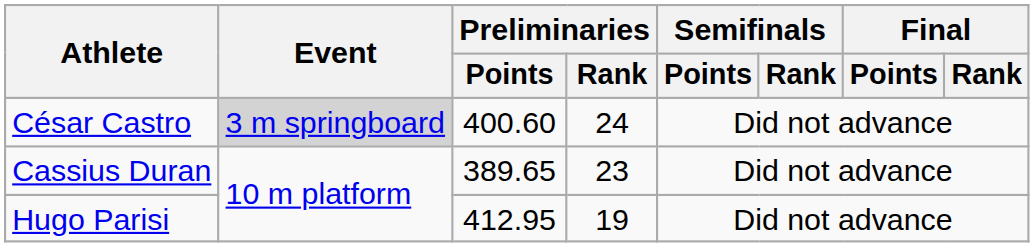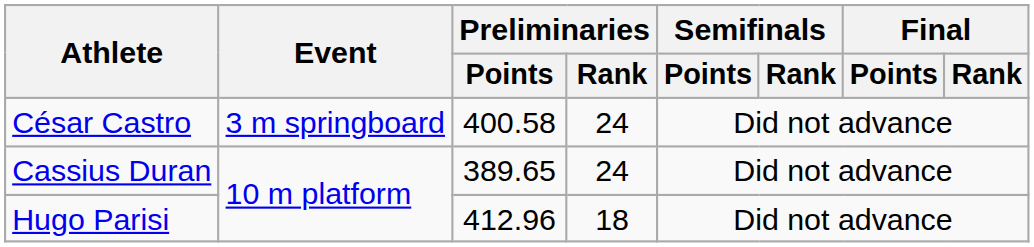(335, 123) lightgrey background -> (335, 123) no background
(510, 123) 400.60 -> (510, 123) 400.58
(612, 171) 23 -> (612, 171) 24
(510, 219) 412.95 -> (510, 219) 412.96
(612, 219) 19 -> (612, 219) 18
